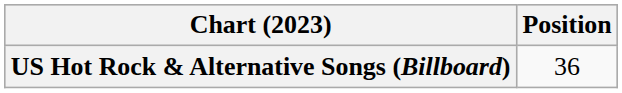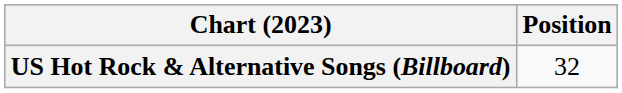(567, 66) 36 -> (567, 66) 32
